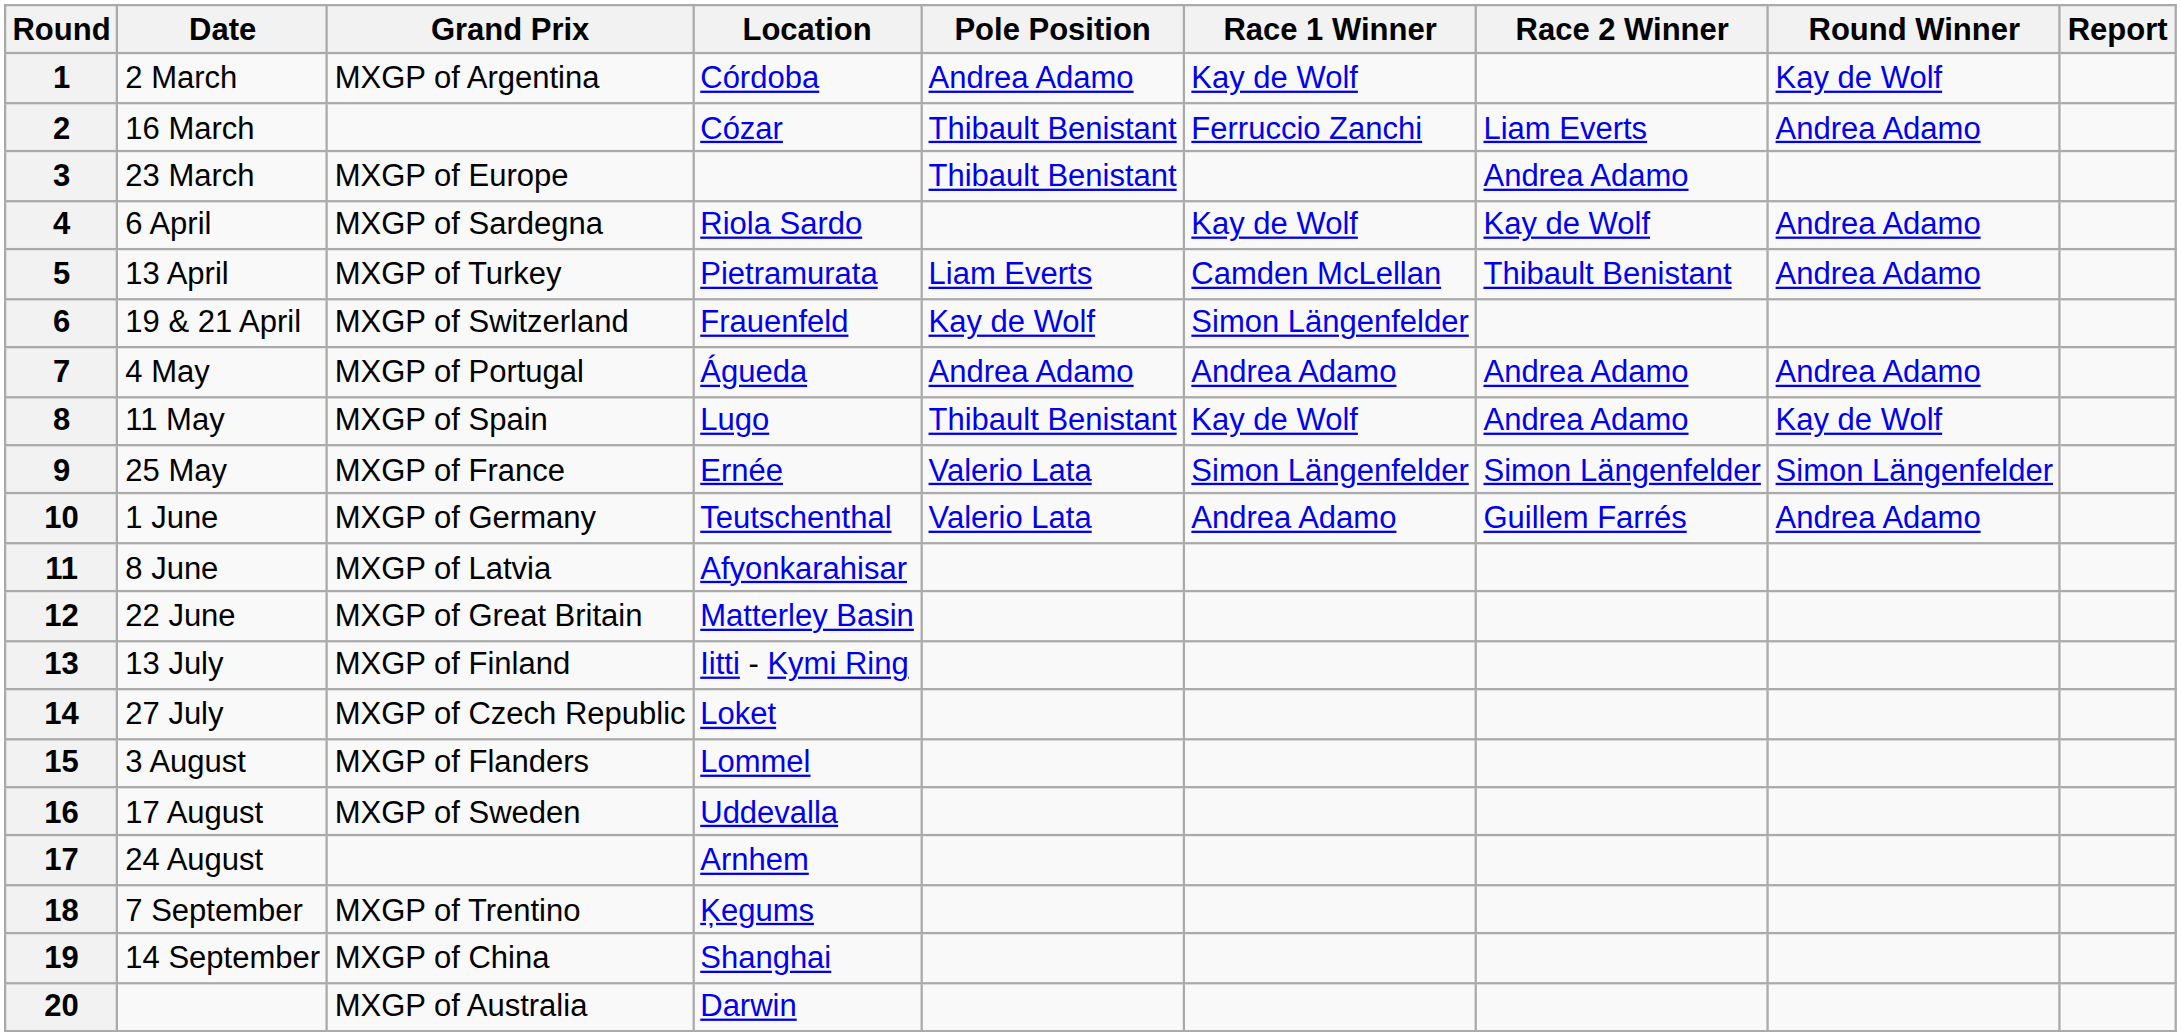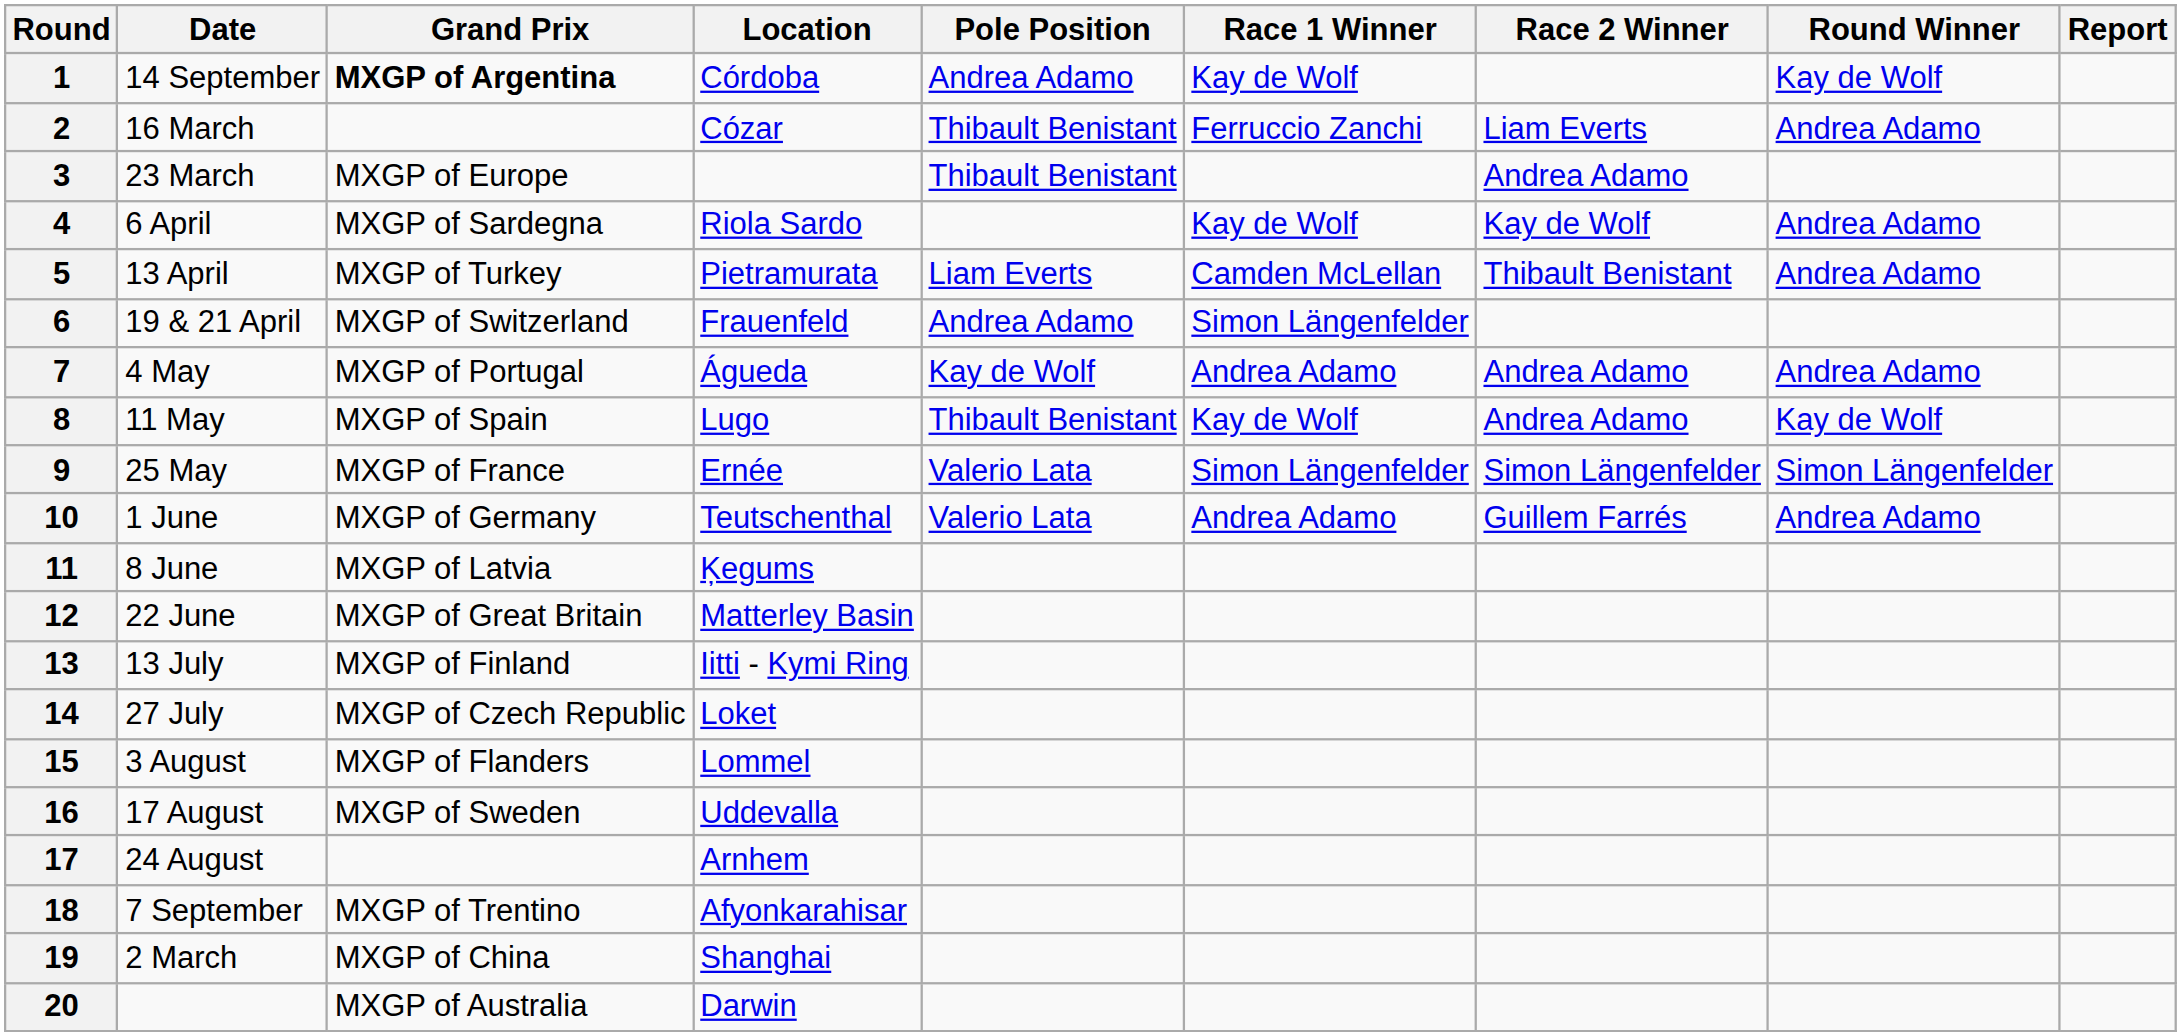(181, 78) 2 March -> (223, 78) 14 September
(467, 78) normal -> (475, 78) bold
(1012, 322) Kay de Wolf -> (1031, 322) Andrea Adamo
(1031, 371) Andrea Adamo -> (1012, 371) Kay de Wolf
(804, 567) Afyonkarahisar -> (757, 567) Ķegums
(757, 909) Ķegums -> (804, 909) Afyonkarahisar
(223, 958) 14 September -> (181, 958) 2 March
